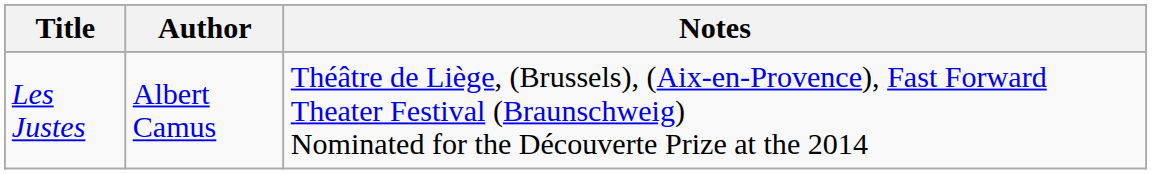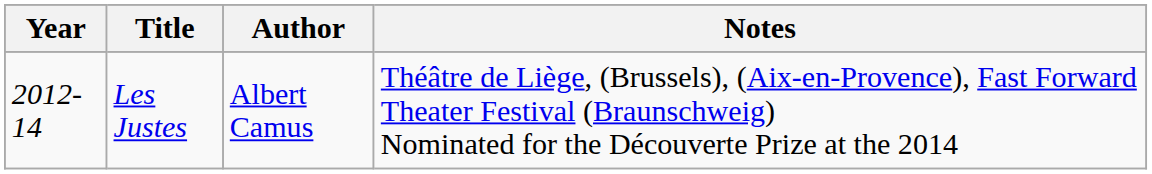+ column: (56, 28)
